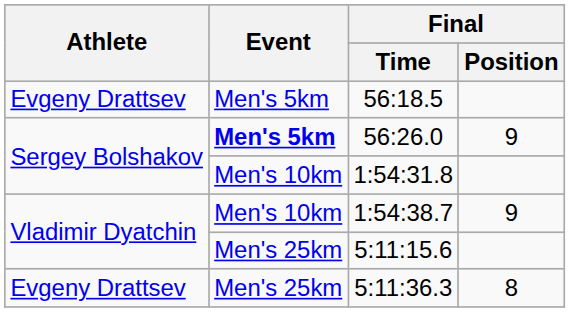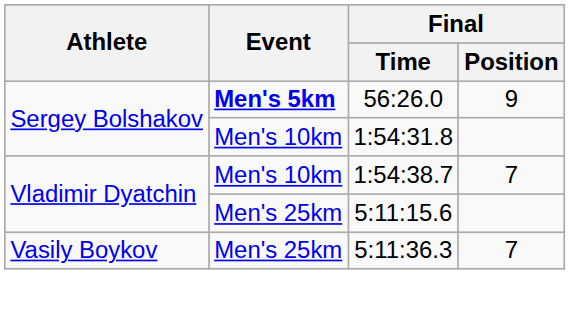- row: (403, 100)
(511, 213) 9 -> (511, 175) 7
(98, 288) Evgeny Drattsev -> (84, 251) Vasily Boykov
(511, 288) 8 -> (511, 251) 7
